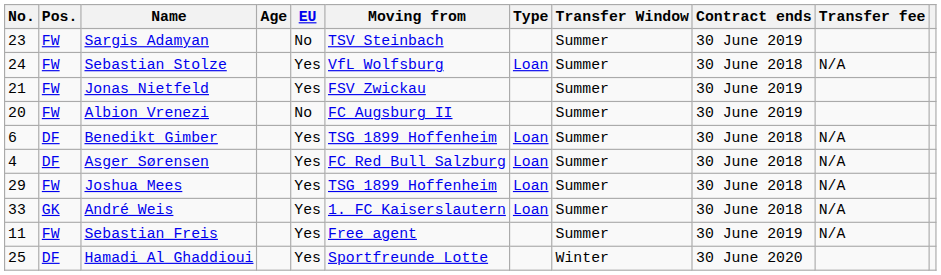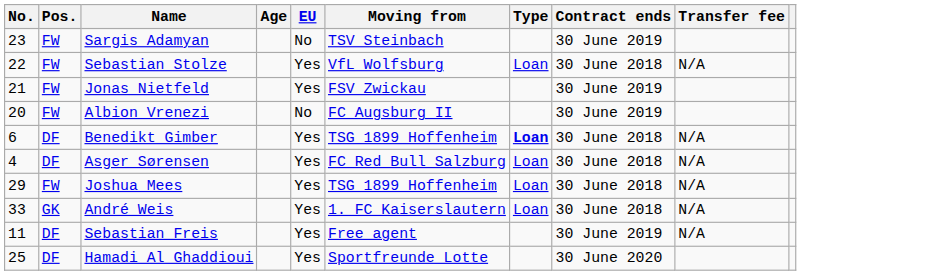- column: (622, 17)
(17, 65) 24 -> (17, 65) 22
(531, 137) normal -> (531, 137) bold
(51, 234) FW -> (51, 234) DF
